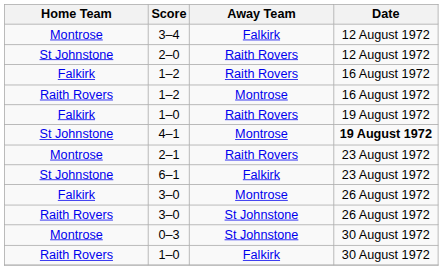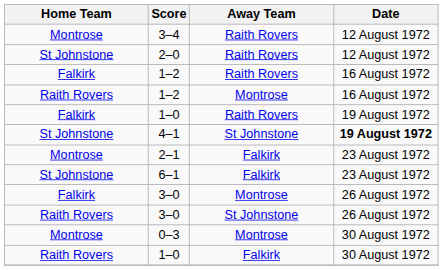(261, 34) Falkirk -> (261, 34) Raith Rovers
(261, 134) Montrose -> (261, 134) St Johnstone
(261, 154) Raith Rovers -> (261, 154) Falkirk
(261, 235) St Johnstone -> (261, 235) Montrose
